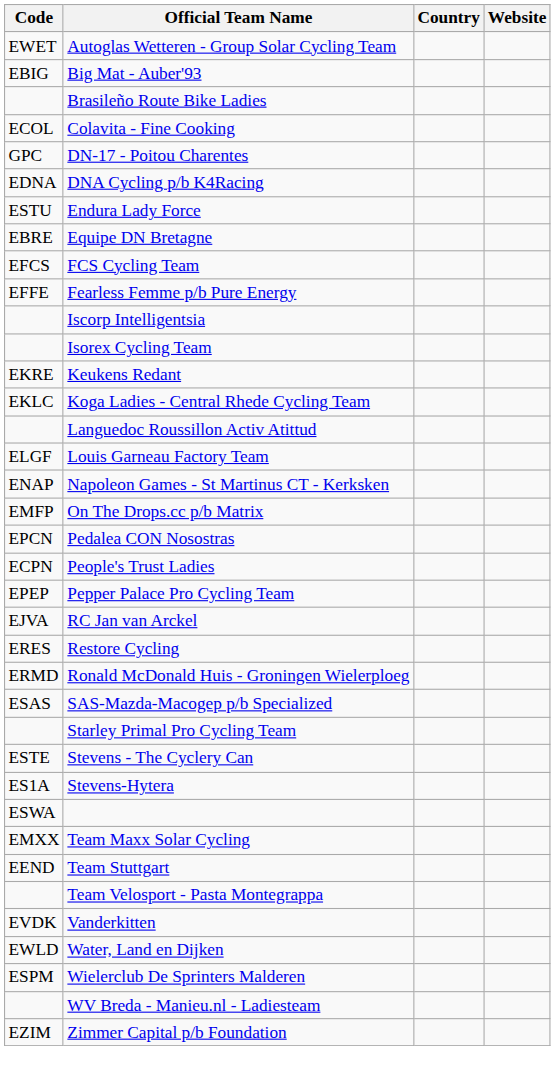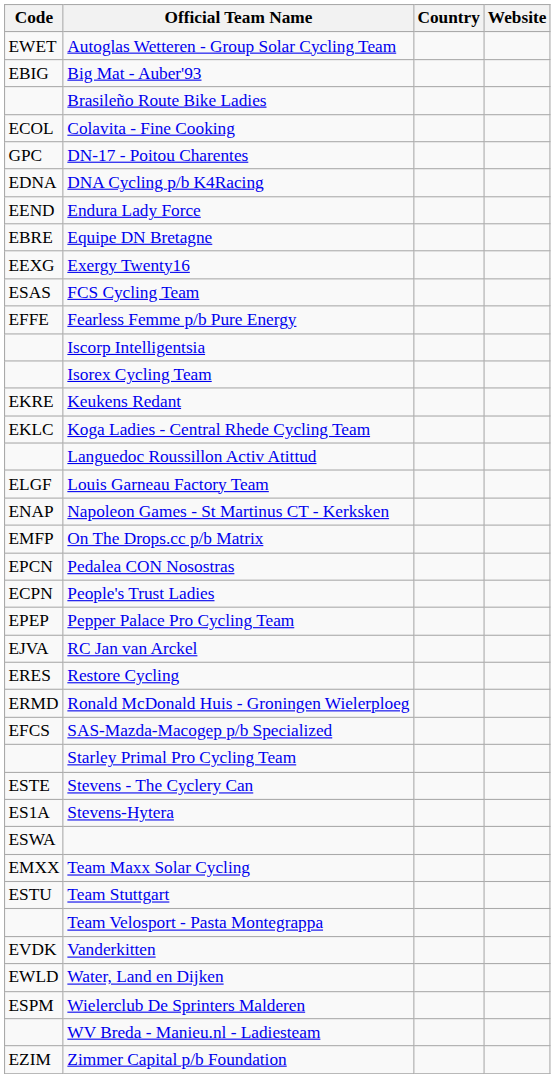(30, 210) ESTU -> (32, 210) EEND
+ row: (129, 264)
(29, 264) EFCS -> (30, 292) ESAS
(30, 703) ESAS -> (29, 730) EFCS
(32, 867) EEND -> (30, 895) ESTU
